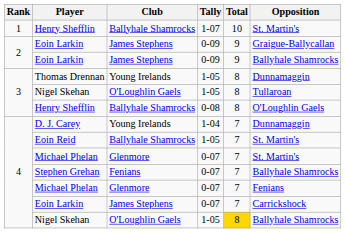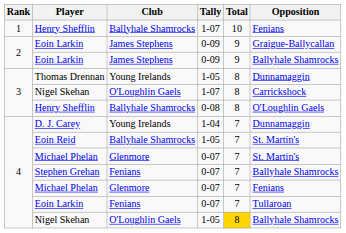(276, 28) St. Martin's -> (268, 28) Fenians
(210, 92) 1-05 -> (210, 92) 1-07
(272, 92) Tullaroan -> (279, 92) Carrickshock
(141, 204) James Stephens -> (125, 204) Fenians
(279, 204) Carrickshock -> (272, 204) Tullaroan
